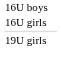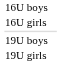+ row: (26, 40)
